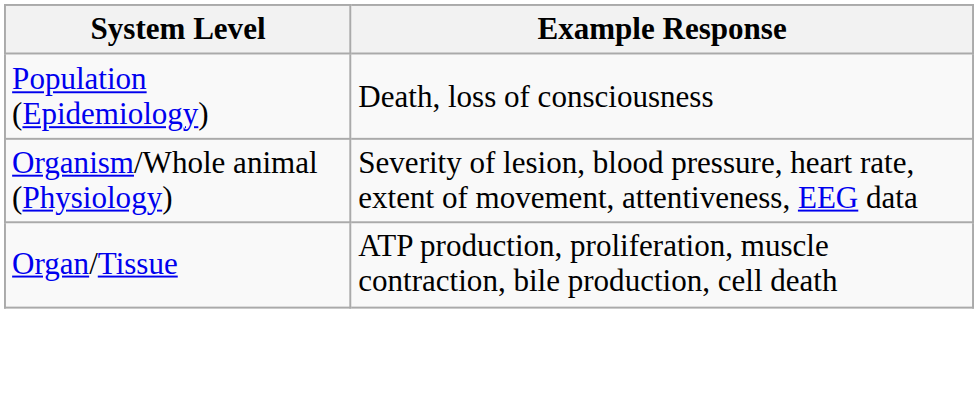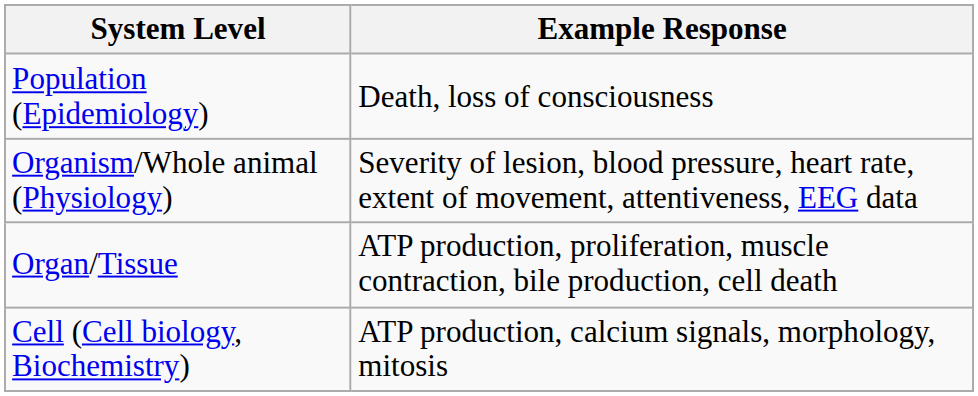+ row: (127, 348)
